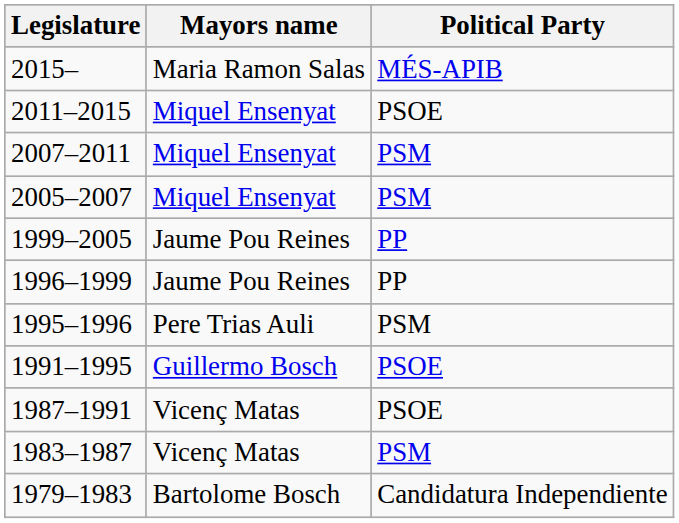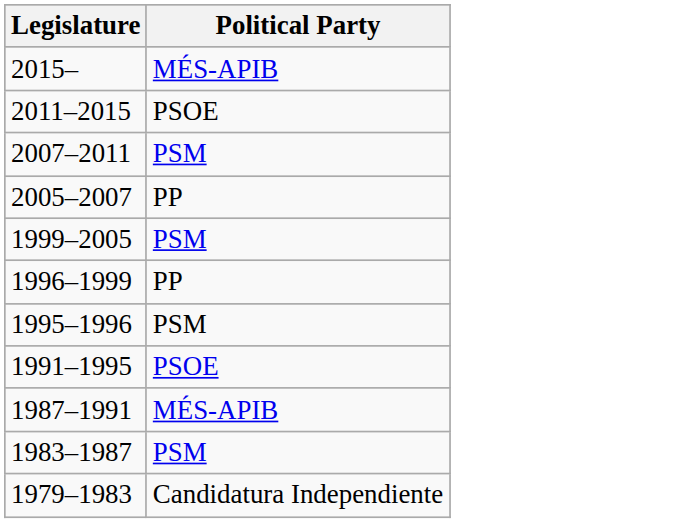- column: (259, 25)
(404, 196) PSM -> (168, 196) PP
(392, 238) PP -> (180, 238) PSM
(410, 409) PSOE -> (216, 409) MÉS-APIB
